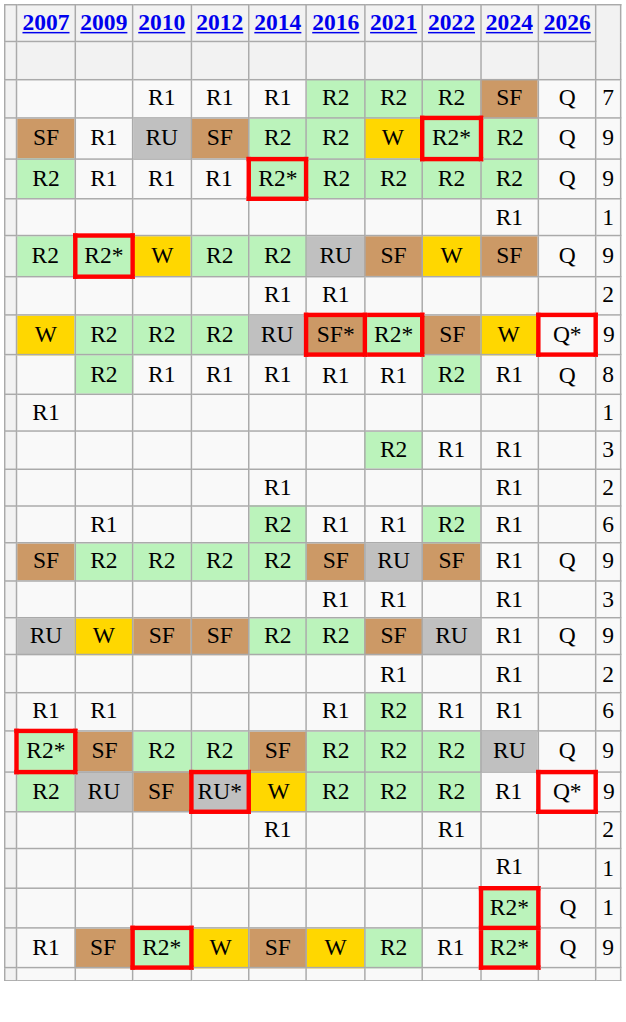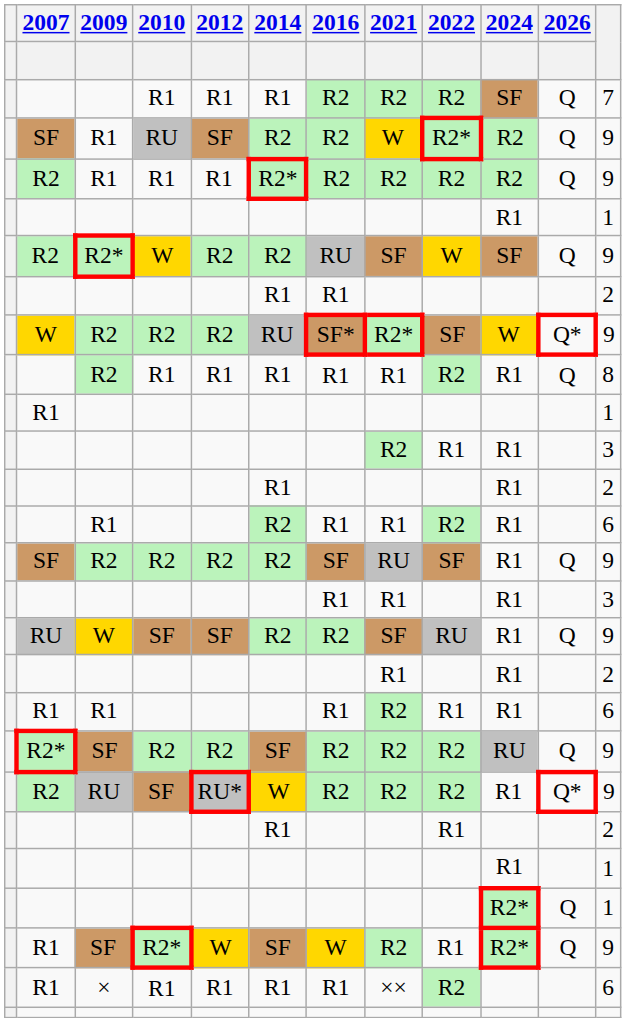+ row: (46, 987)
